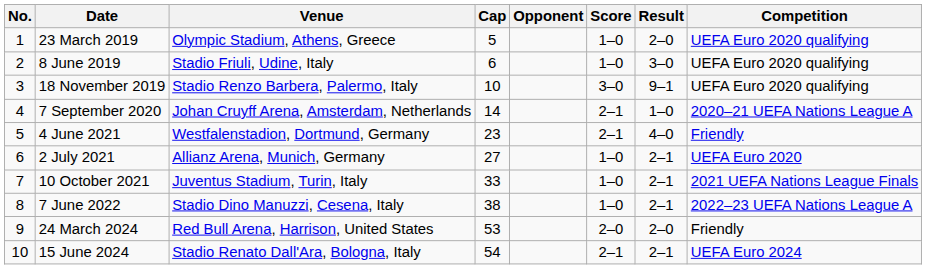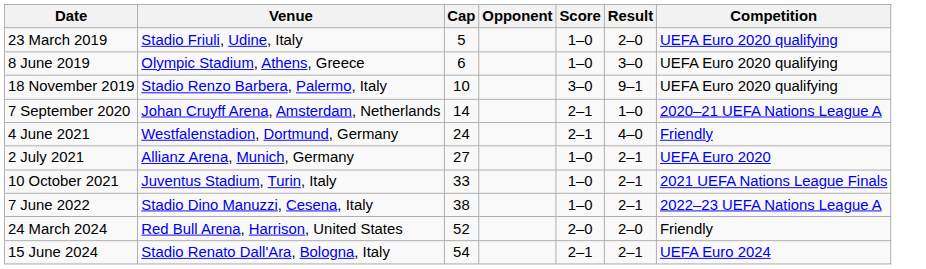- column: (20, 16)
(284, 39) Olympic Stadium, Athens, Greece -> (222, 39) Stadio Friuli, Udine, Italy
(253, 63) Stadio Friuli, Udine, Italy -> (253, 63) Olympic Stadium, Athens, Greece
(492, 134) 23 -> (461, 134) 24
(492, 228) 53 -> (461, 228) 52
